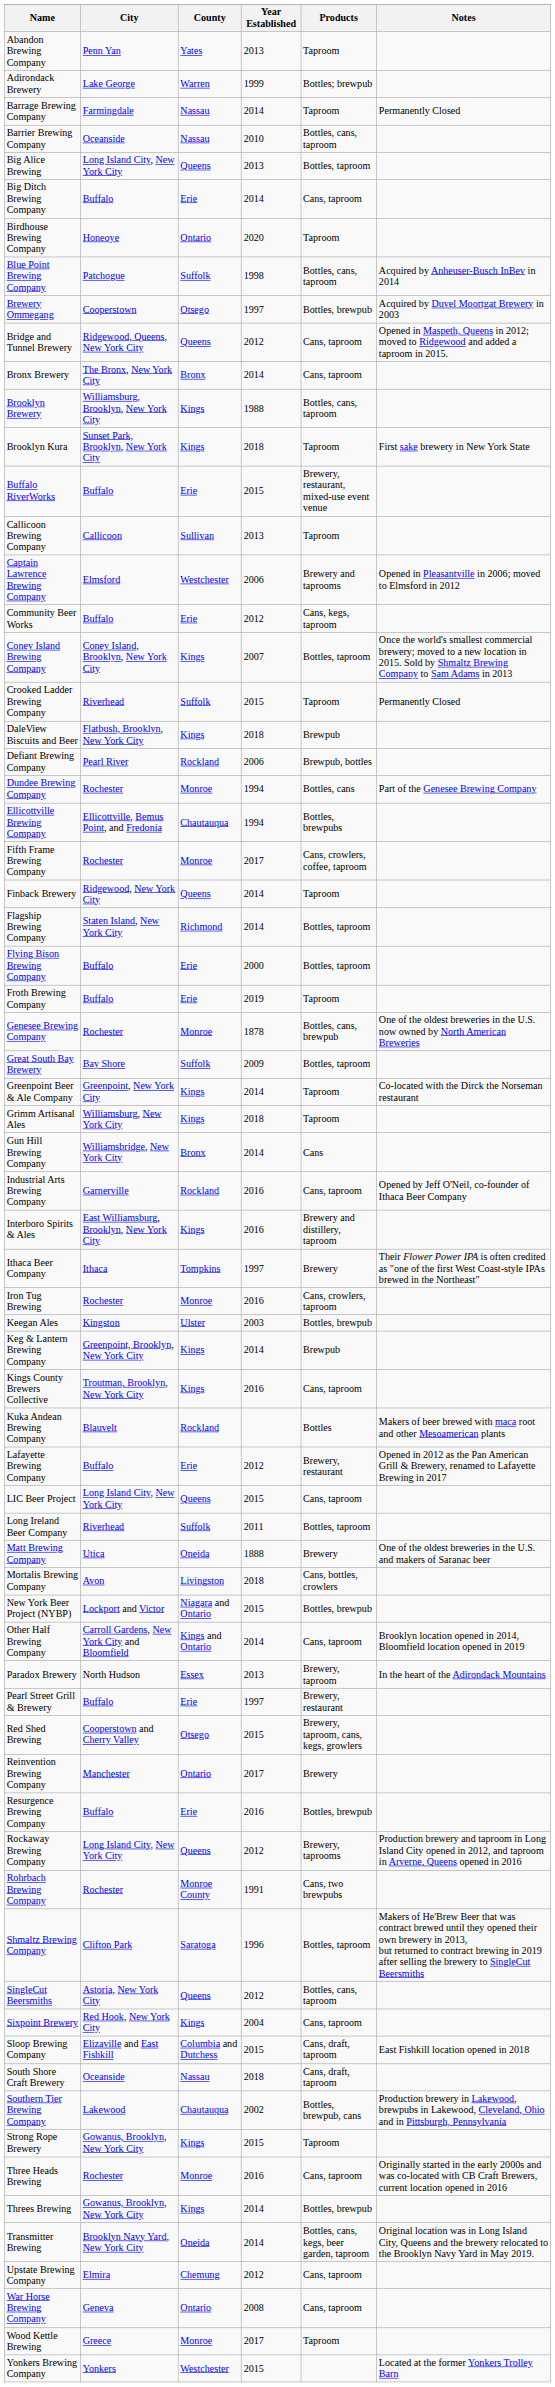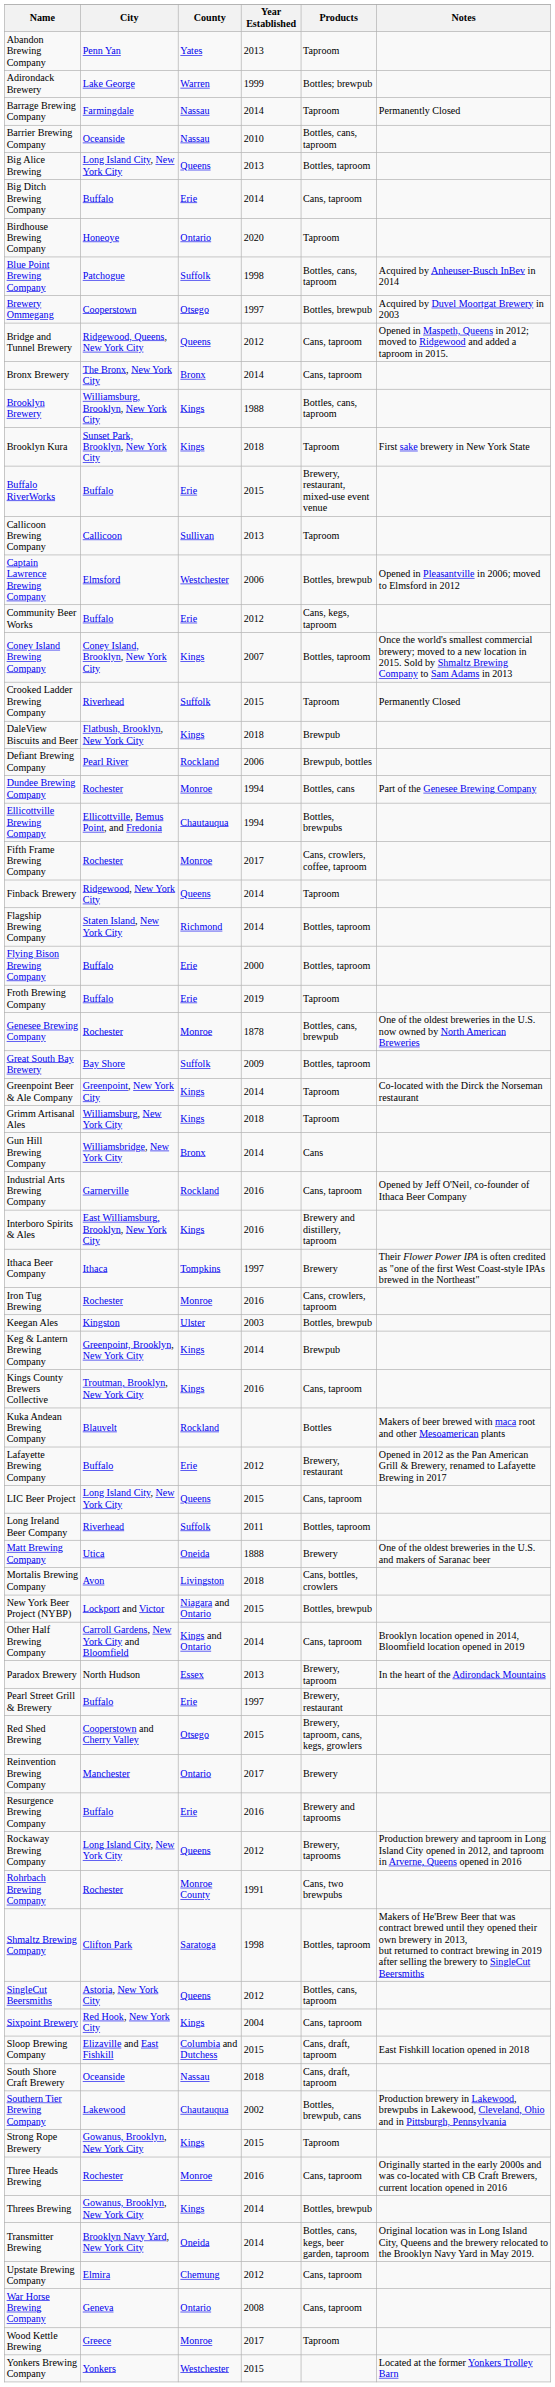(329, 580) Brewery and taprooms -> (338, 580) Bottles, brewpub
(338, 1812) Bottles, brewpub -> (329, 1812) Brewery and taprooms
(254, 1945) 1996 -> (254, 1945) 1998
